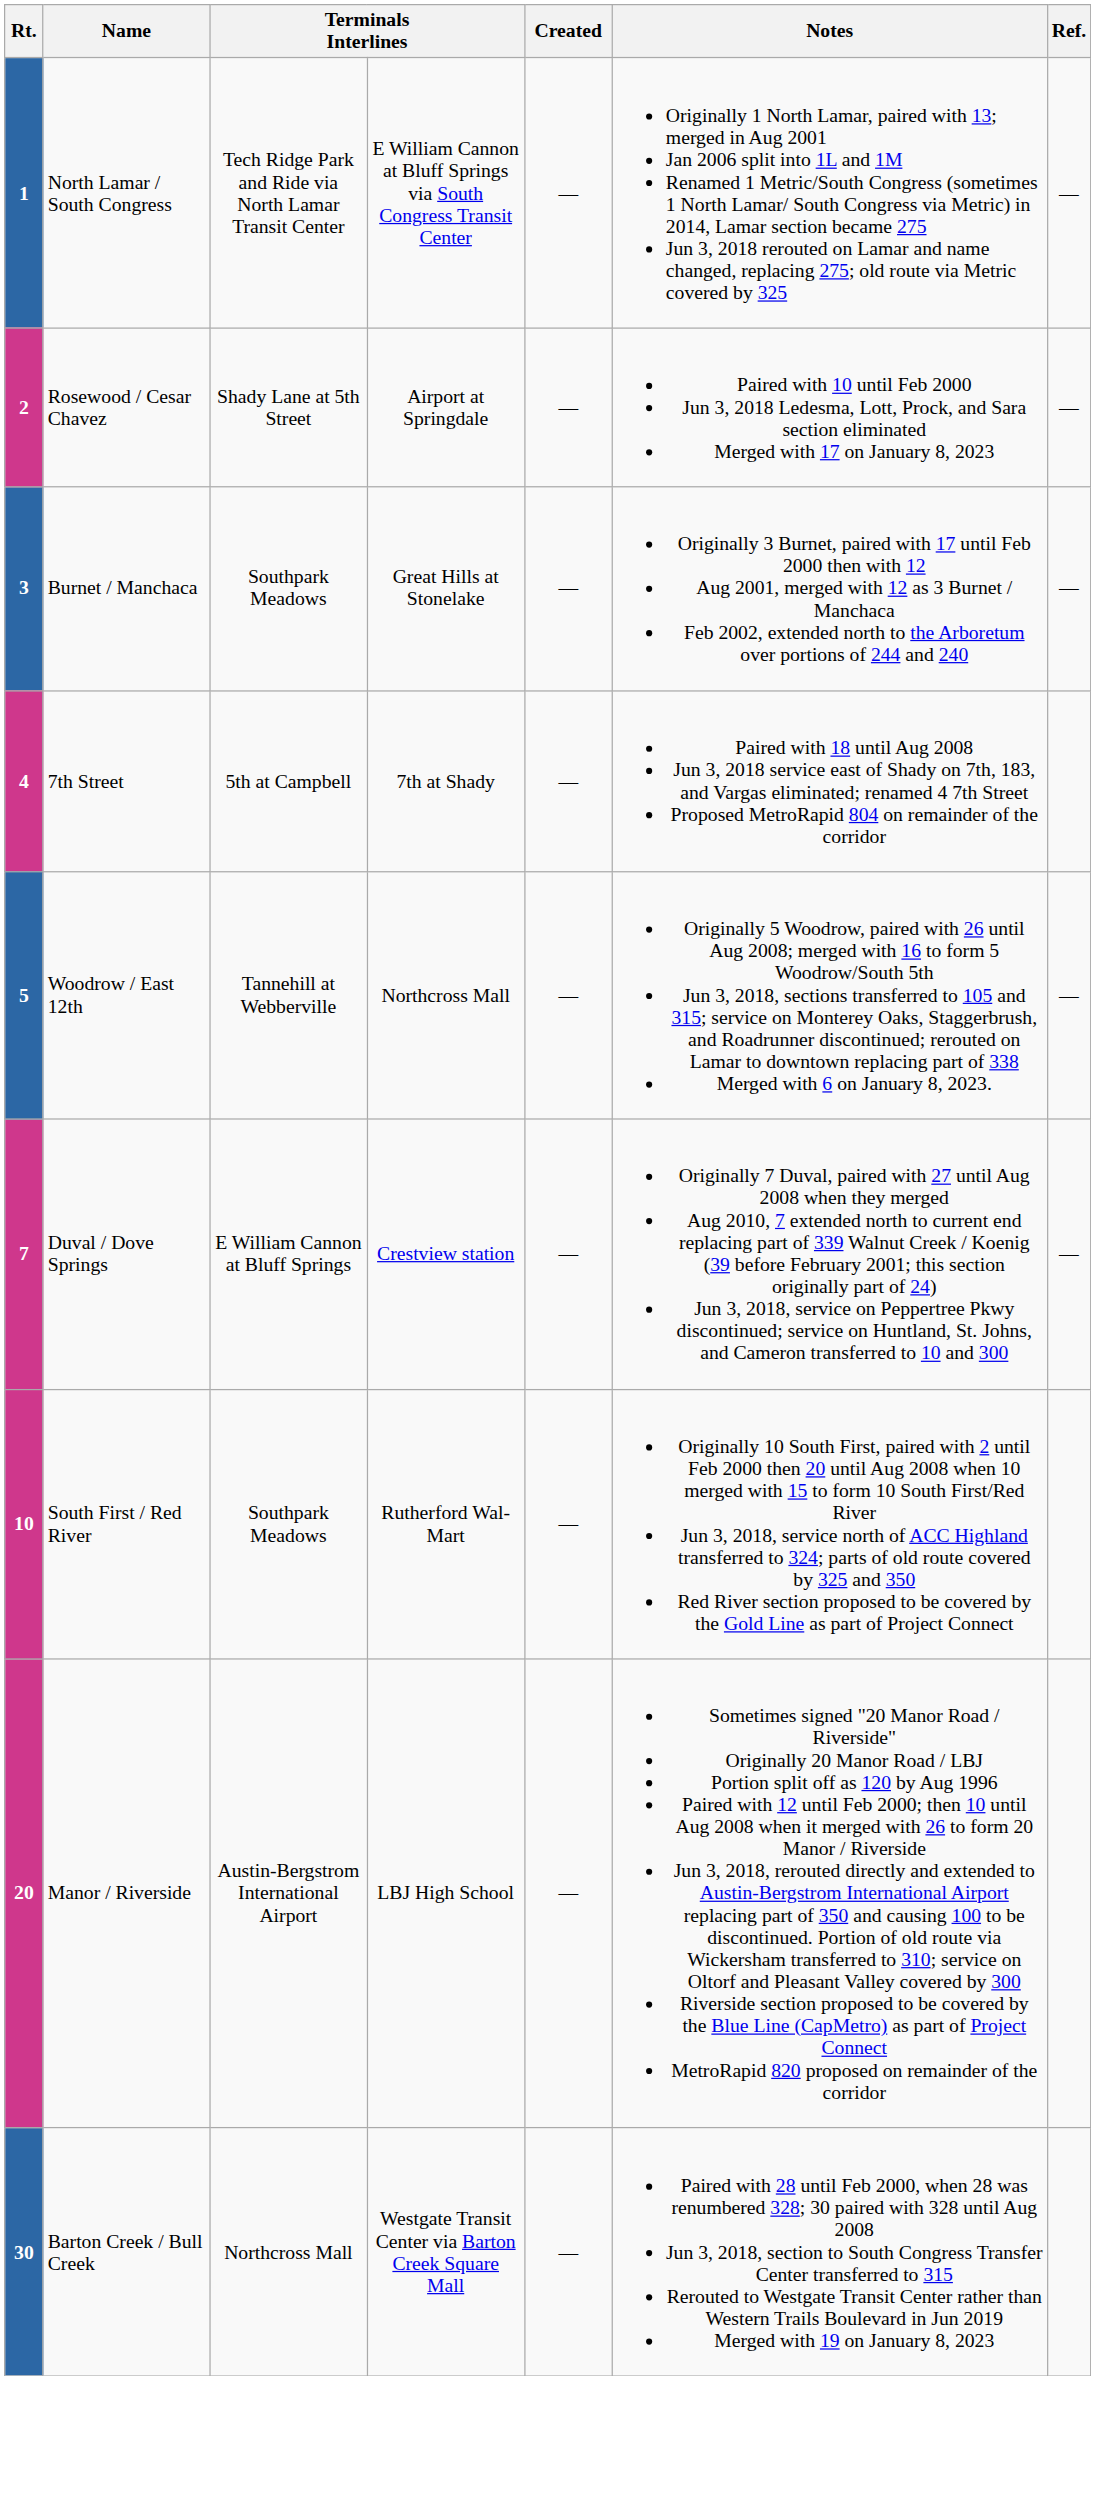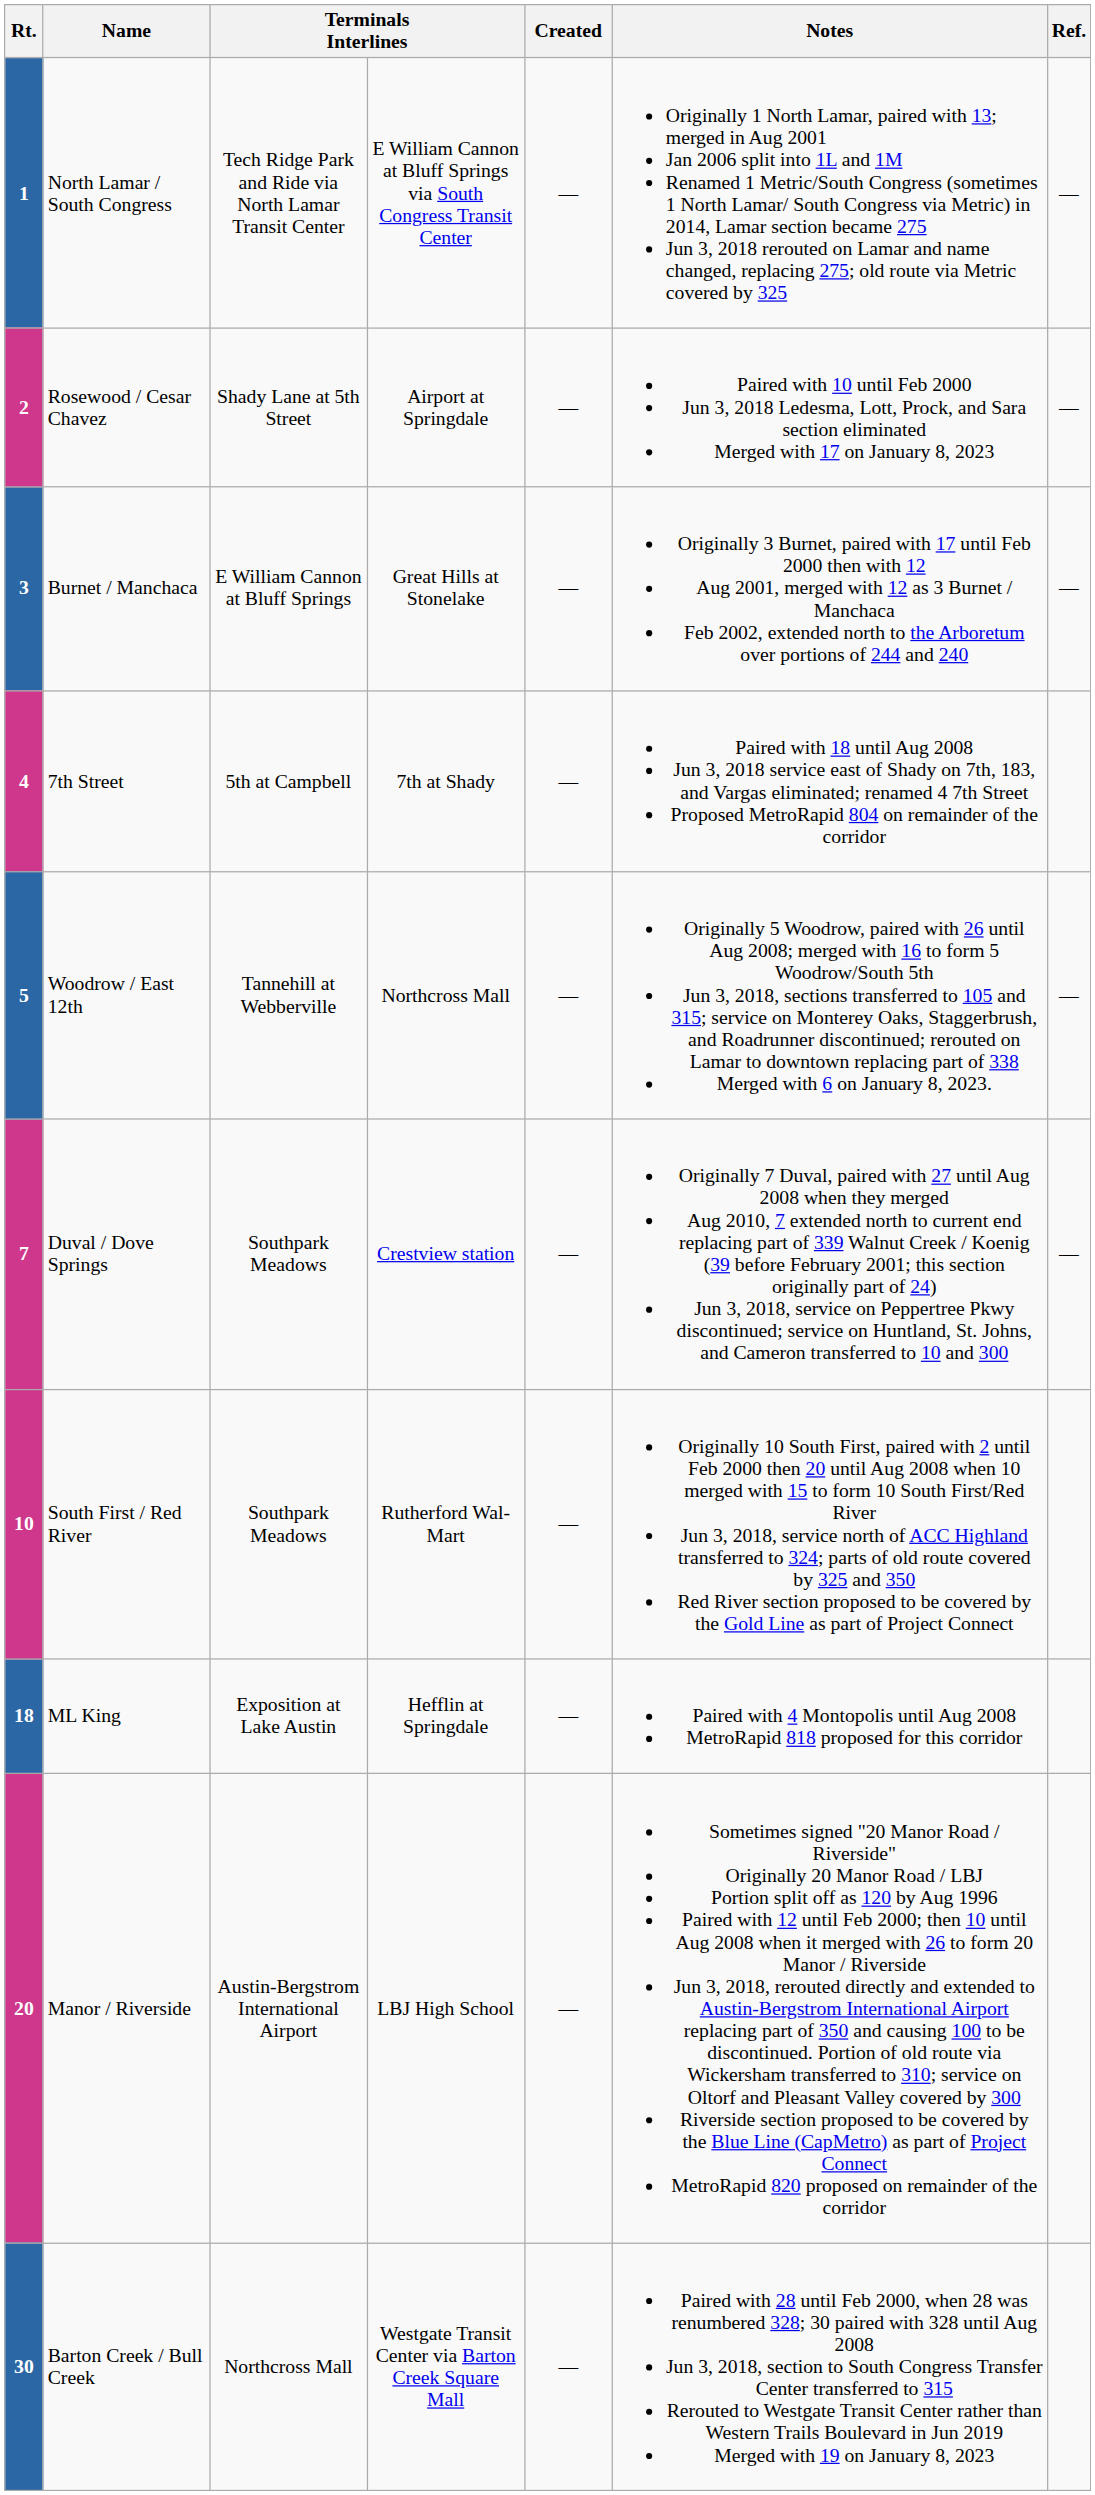(288, 588) Southpark Meadows -> (288, 588) E William Cannon at Bluff Springs
(288, 1254) E William Cannon at Bluff Springs -> (288, 1254) Southpark Meadows
+ row: (24, 1716)
